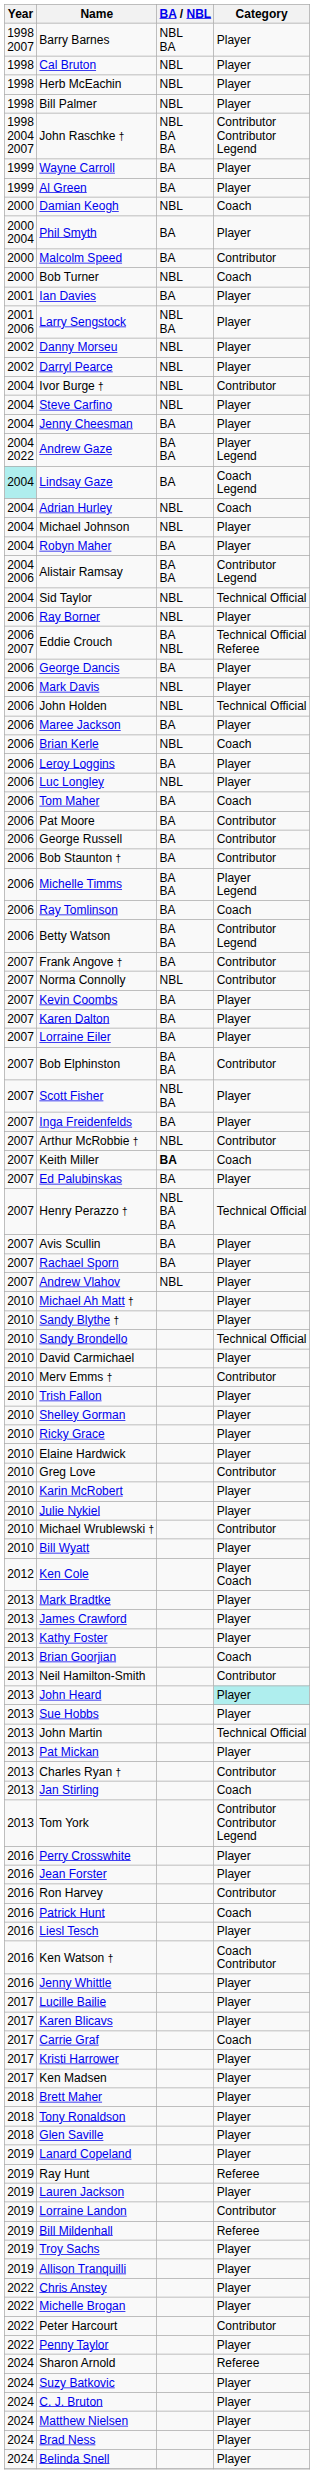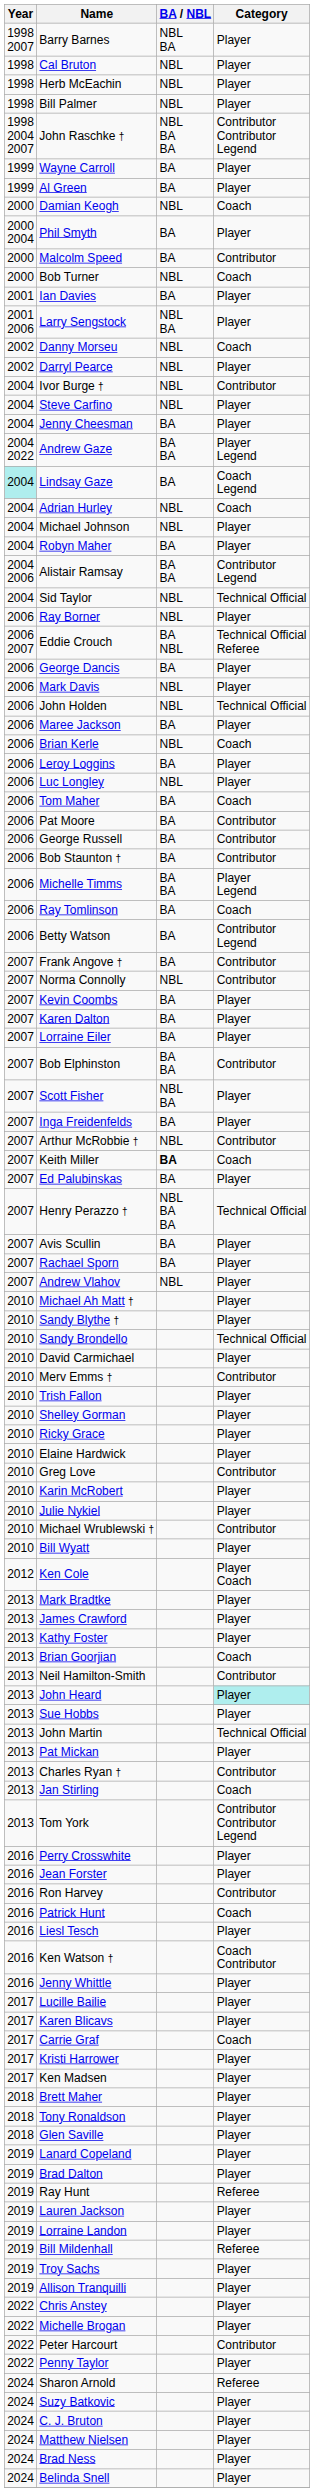(234, 347) Player -> (234, 347) Coach
(168, 936) BA BA -> (168, 936) BA
+ row: (71, 2173)
(246, 2211) Contributor -> (234, 2230) Player
